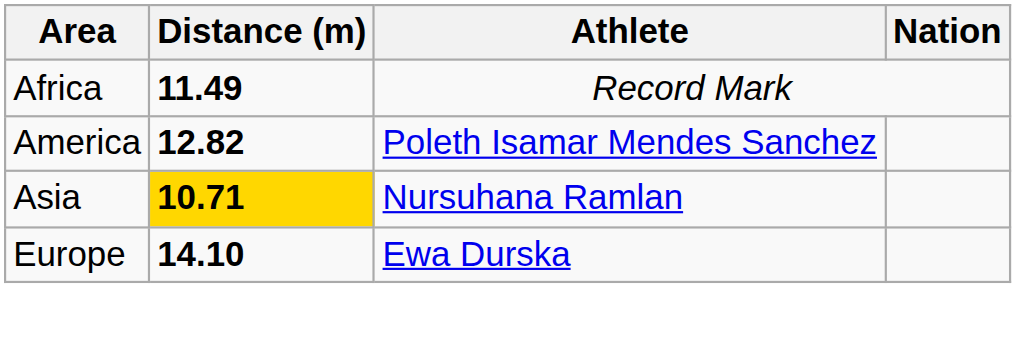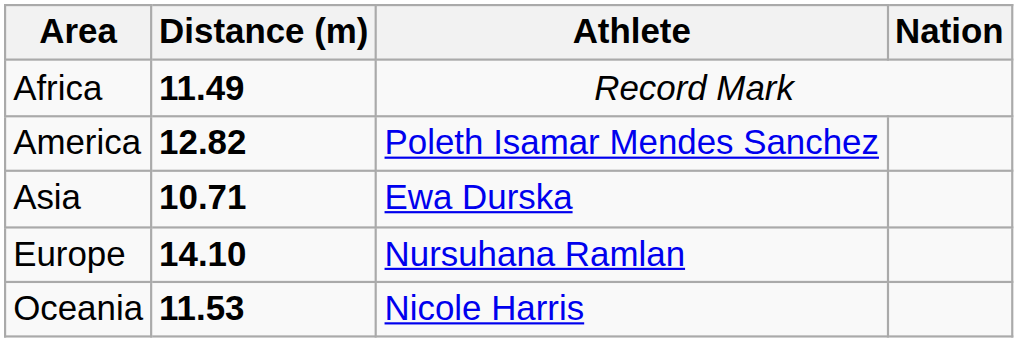(201, 198) gold background -> (203, 198) no background
(533, 198) Nursuhana Ramlan -> (479, 198) Ewa Durska
(477, 253) Ewa Durska -> (535, 253) Nursuhana Ramlan
+ row: (78, 308)
